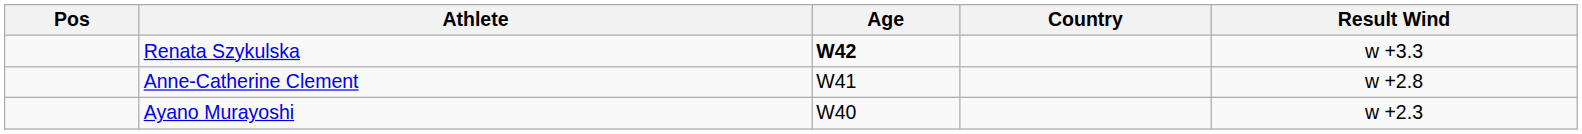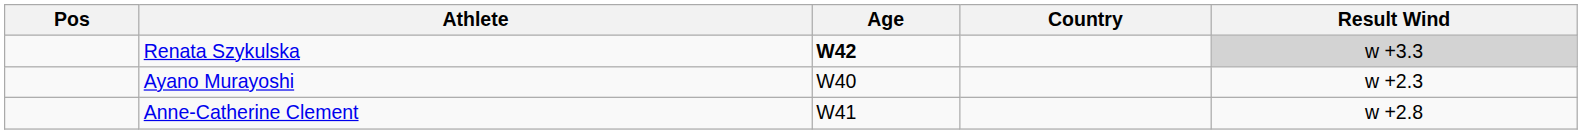(1394, 50) no background -> (1394, 50) lightgrey background
rows swapped: (219, 112) <-> (251, 81)
